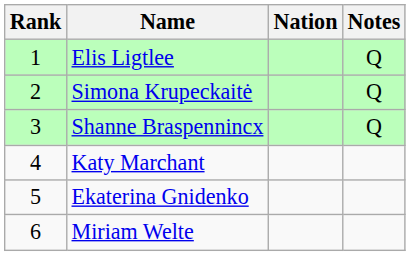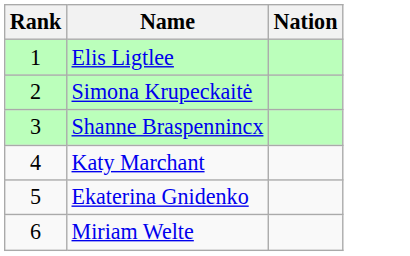- column: (374, 22)
